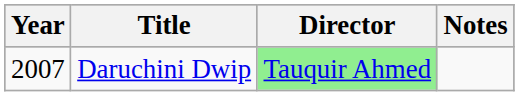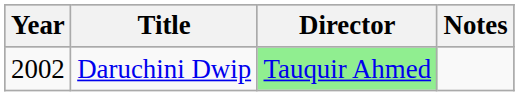(38, 68) 2007 -> (38, 68) 2002
